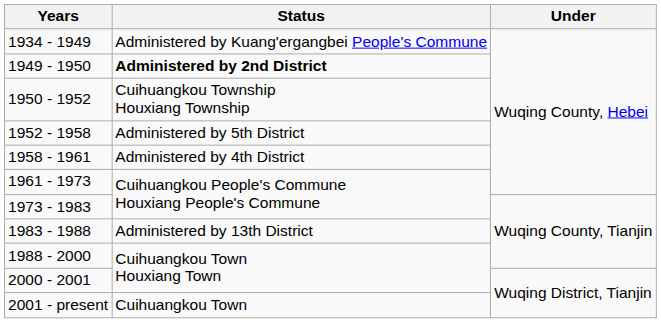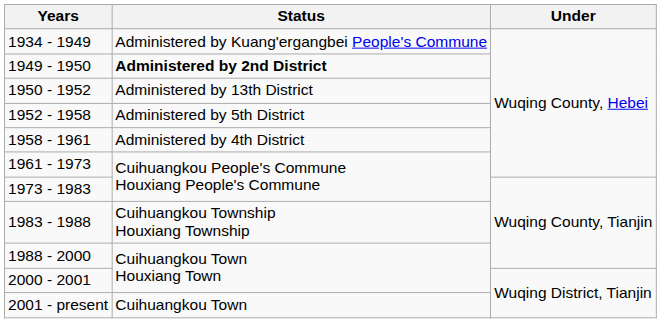(195, 99) Cuihuangkou Township Houxiang Township -> (214, 90) Administered by 13th District
(214, 231) Administered by 13th District -> (195, 222) Cuihuangkou Township Houxiang Township
